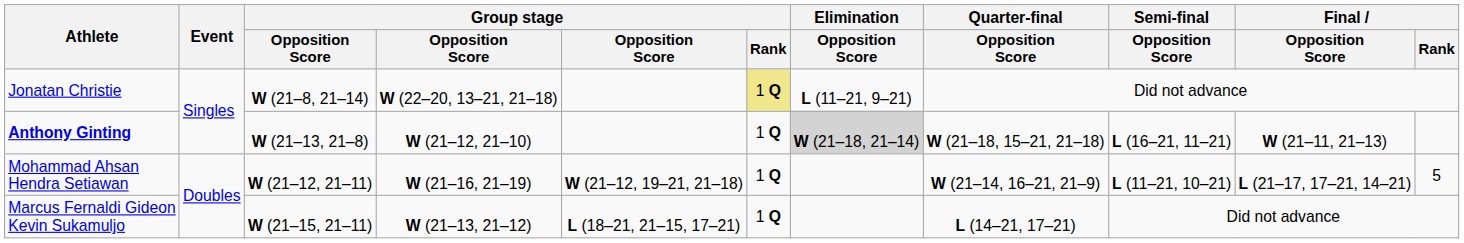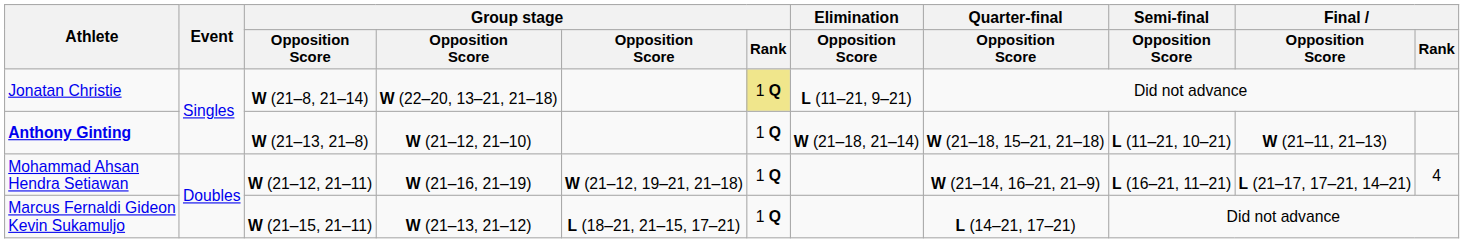(856, 142) lightgrey background -> (856, 142) no background
(1172, 142) L (16–21, 11–21) -> (1172, 142) L (11–21, 10–21)
(1172, 184) L (11–21, 10–21) -> (1172, 184) L (16–21, 11–21)
(1437, 175) 5 -> (1437, 175) 4
